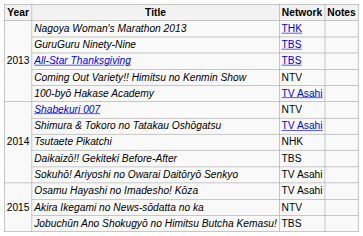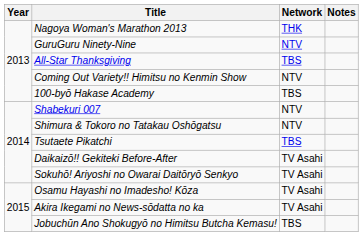(292, 45) TBS -> (292, 45) NTV
(302, 93) TV Asahi -> (292, 93) TBS
(302, 126) TV Asahi -> (292, 126) NTV
(292, 142) NHK -> (292, 142) TBS
(292, 158) TBS -> (302, 158) TV Asahi
(292, 207) NTV -> (302, 207) TV Asahi
